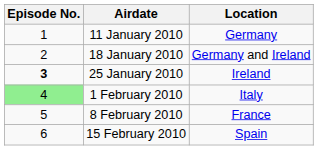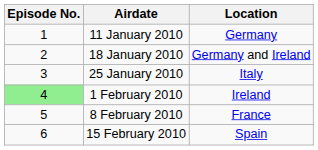(44, 74) bold -> (44, 74) normal
(251, 74) Ireland -> (251, 74) Italy
(251, 94) Italy -> (251, 94) Ireland
